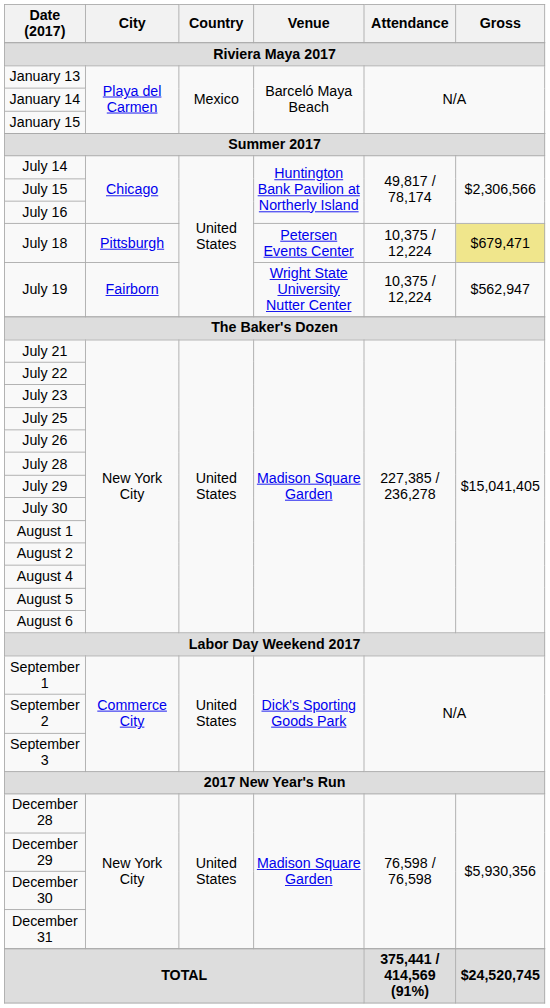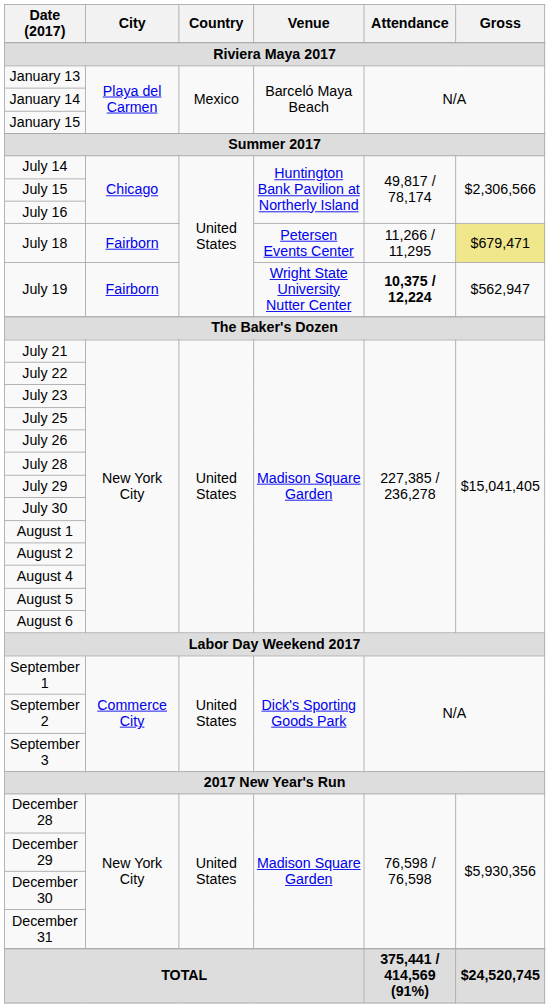(132, 243) Pittsburgh -> (132, 243) Fairborn
(410, 243) 10,375 / 12,224 -> (410, 243) 11,266 / 11,295
(410, 289) normal -> (410, 289) bold
